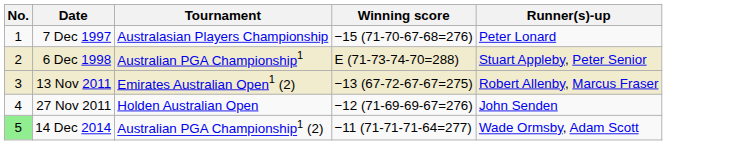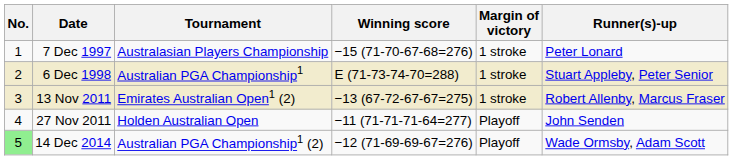+ column: (509, 23)
(404, 105) −12 (71-69-69-67=276) -> (403, 120) −11 (71-71-71-64=277)
(403, 128) −11 (71-71-71-64=277) -> (404, 143) −12 (71-69-69-67=276)
